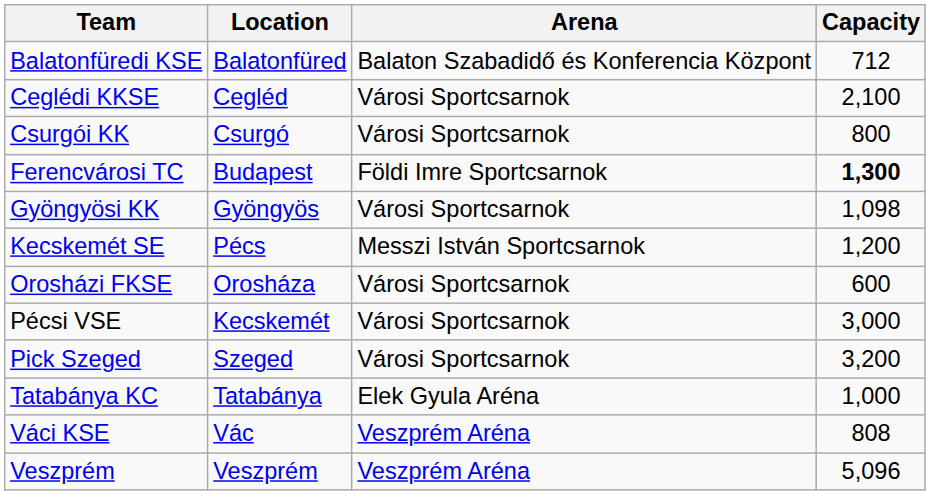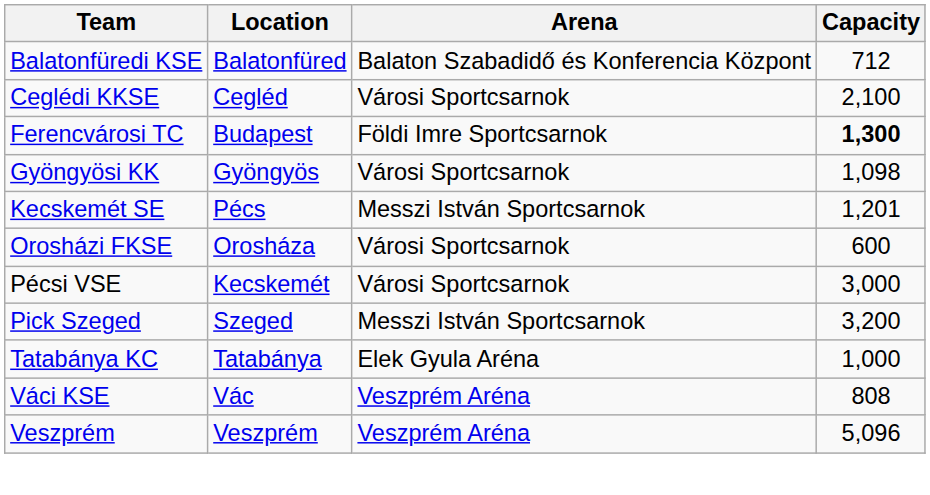- row: (70, 135)
(871, 246) 1,200 -> (871, 209) 1,201
(463, 358) Városi Sportcsarnok -> (501, 321) Messzi István Sportcsarnok
